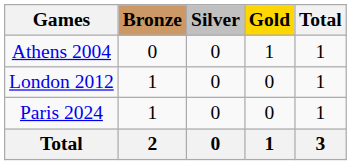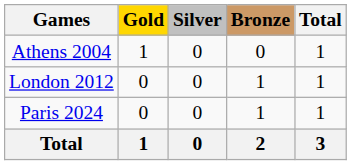columns swapped: (269, 19) <-> (152, 19)
